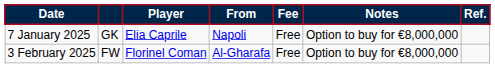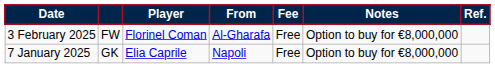rows swapped: (49, 34) <-> (52, 53)
